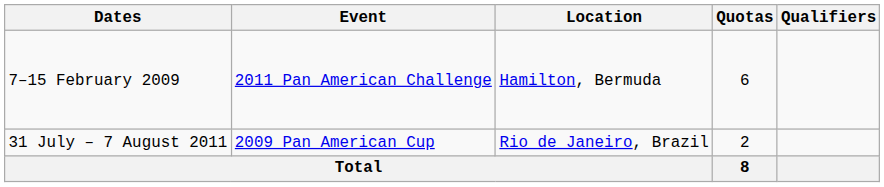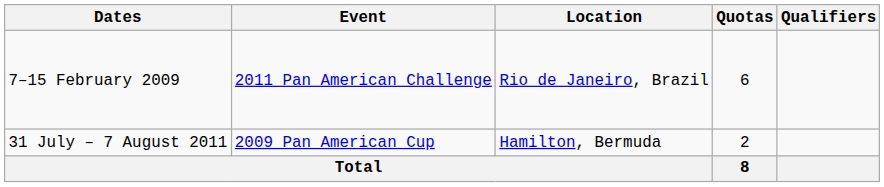(580, 80) Hamilton, Bermuda -> (604, 80) Rio de Janeiro, Brazil
(604, 142) Rio de Janeiro, Brazil -> (580, 142) Hamilton, Bermuda
